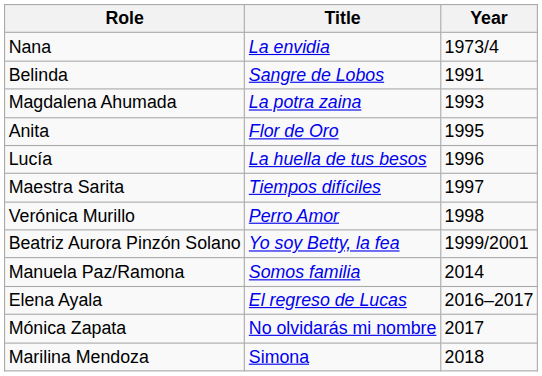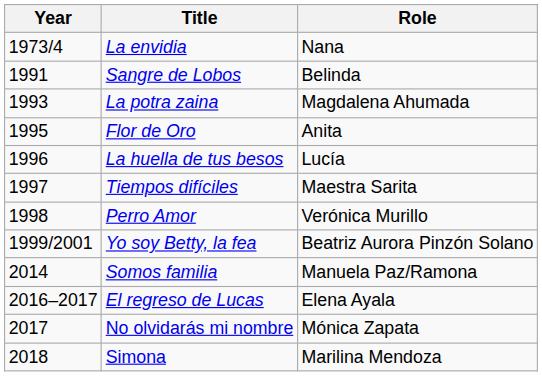columns swapped: (489, 18) <-> (125, 18)
